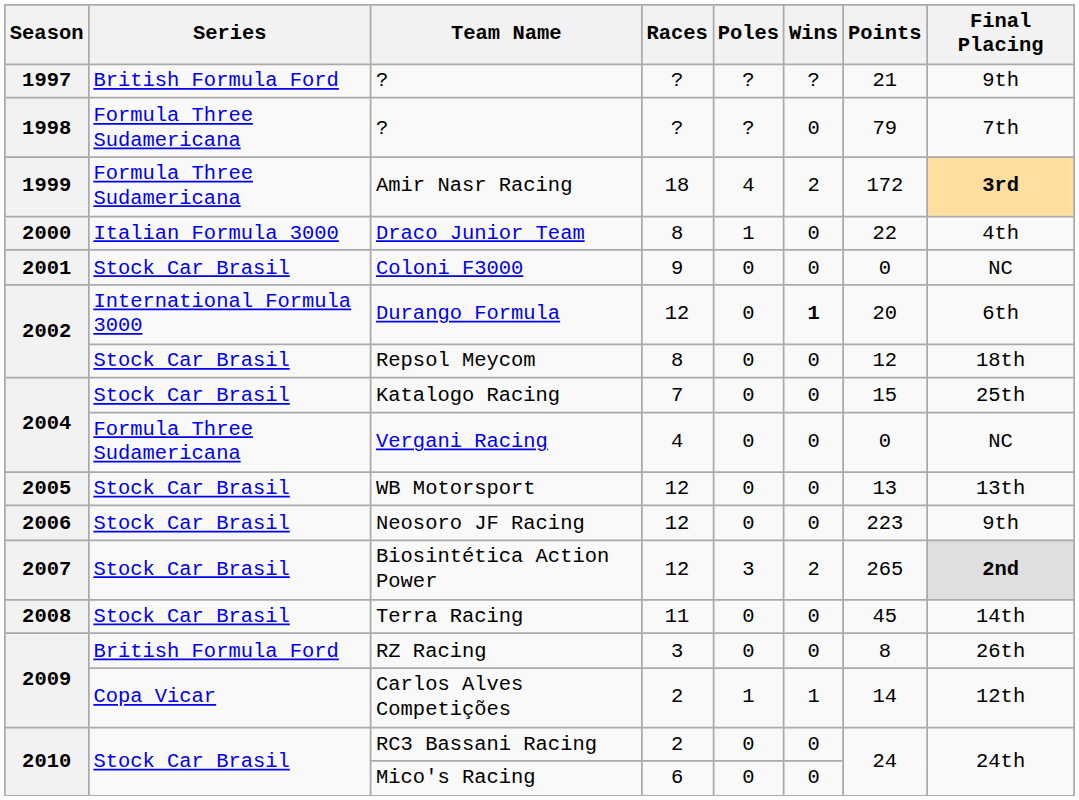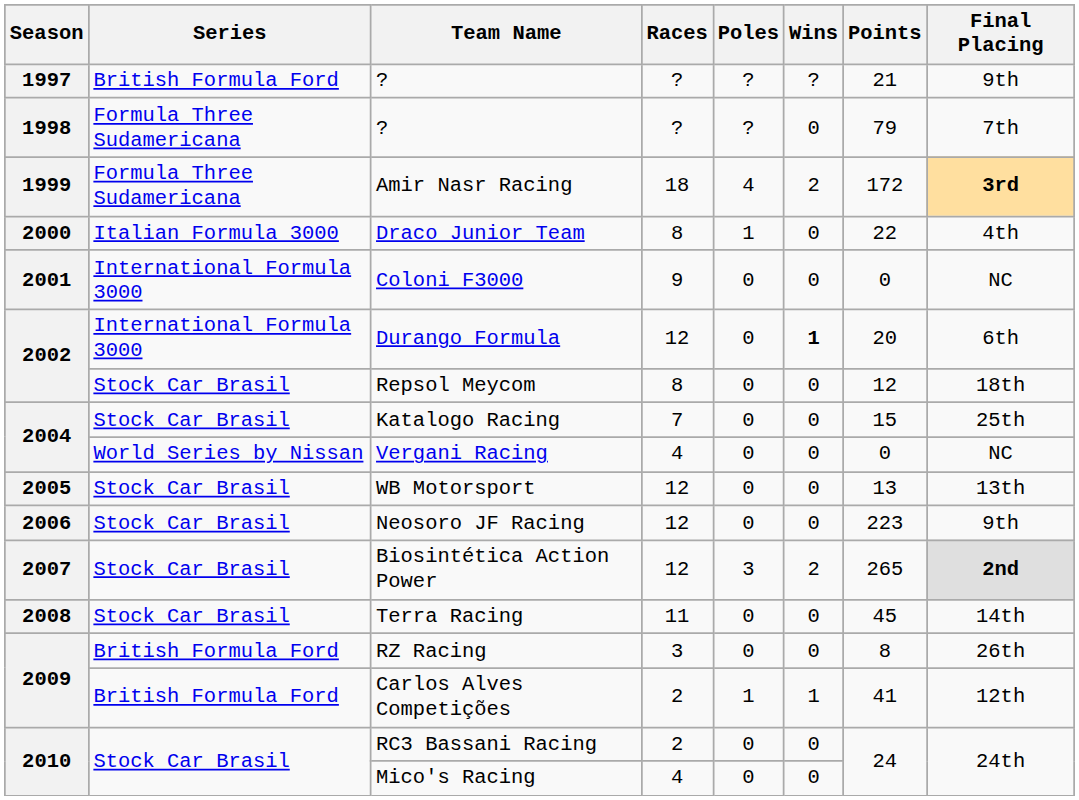(192, 267) Stock Car Brasil -> (222, 280) International Formula 3000
(173, 442) Formula Three Sudamericana -> (228, 454) World Series by Nissan
(155, 697) Copa Vicar -> (216, 697) British Formula Ford
(885, 697) 14 -> (885, 697) 41
(677, 778) 6 -> (677, 778) 4
